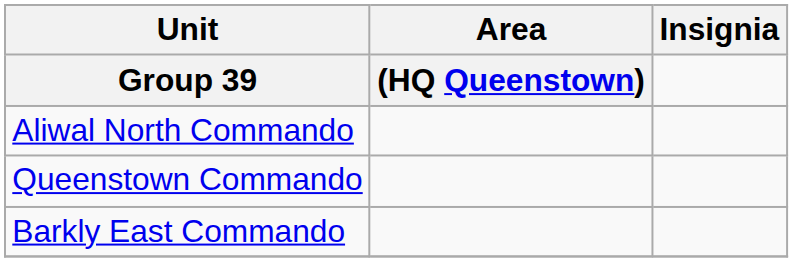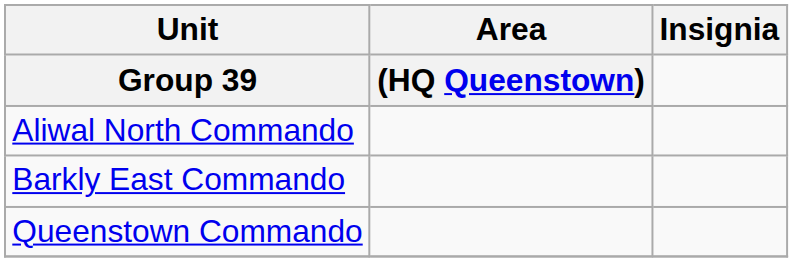rows swapped: (179, 230) <-> (188, 180)
